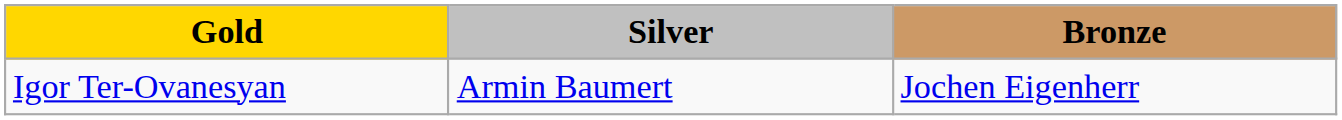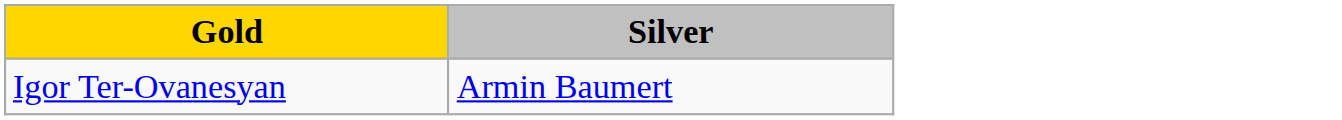- column: (1115, 31)
